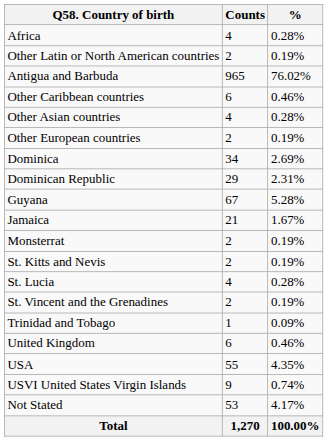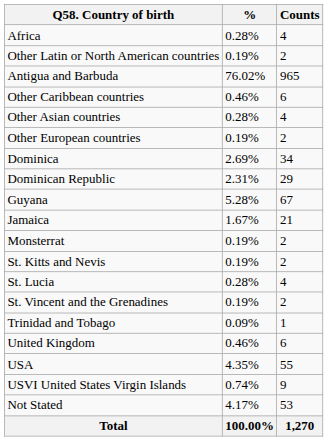columns swapped: (245, 14) <-> (295, 14)
